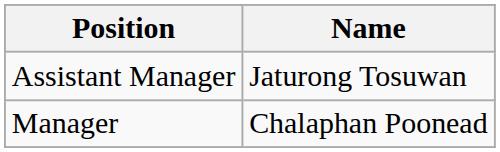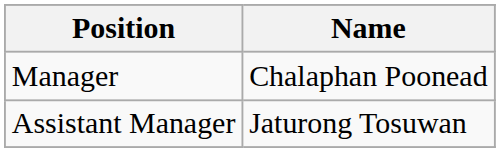rows swapped: (65, 123) <-> (124, 75)
